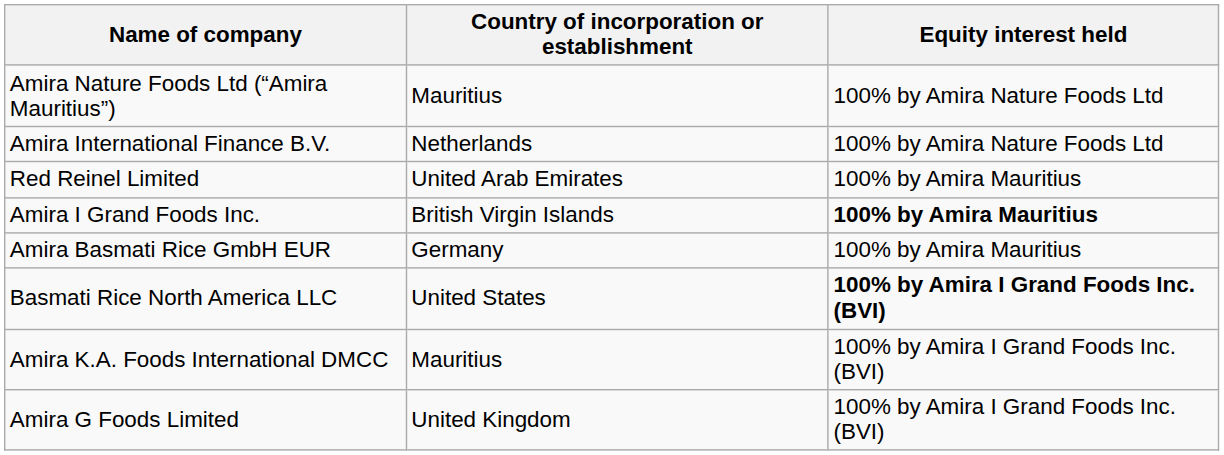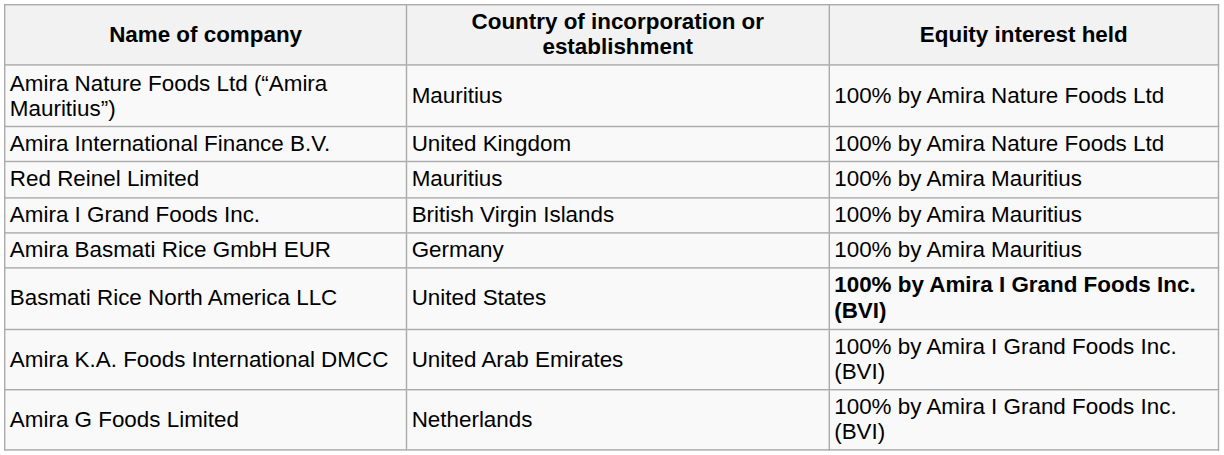(472, 143) Netherlands -> (491, 143) United Kingdom
(517, 179) United Arab Emirates -> (457, 179) Mauritius
(966, 214) bold -> (958, 214) normal
(457, 359) Mauritius -> (517, 359) United Arab Emirates
(491, 419) United Kingdom -> (472, 419) Netherlands
